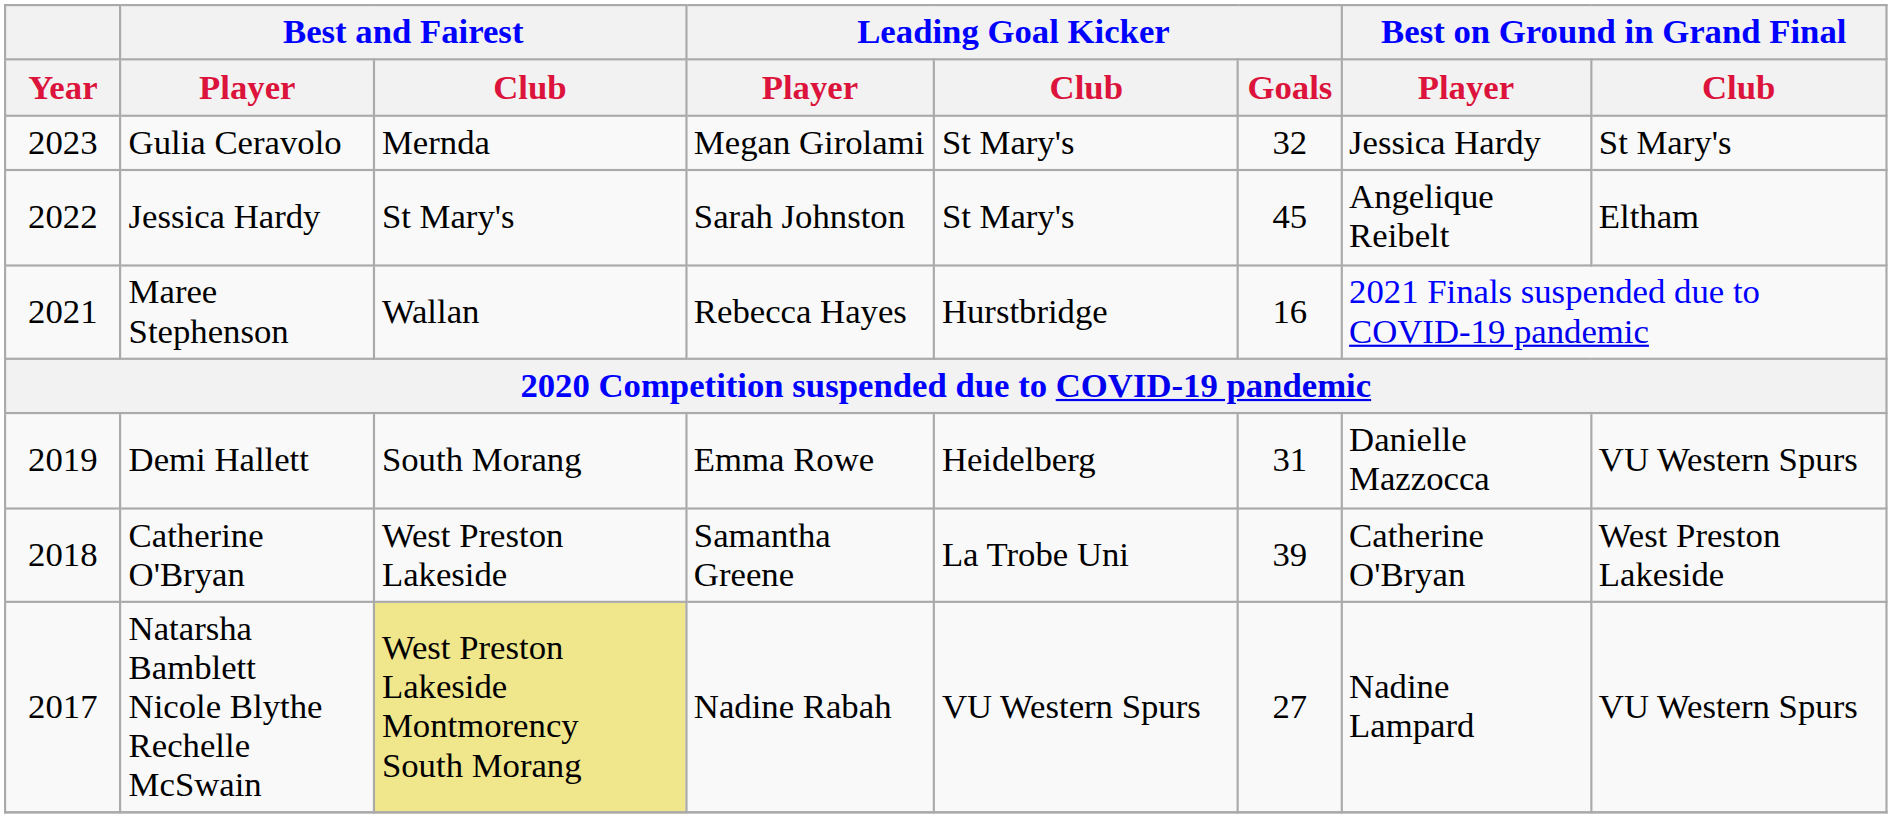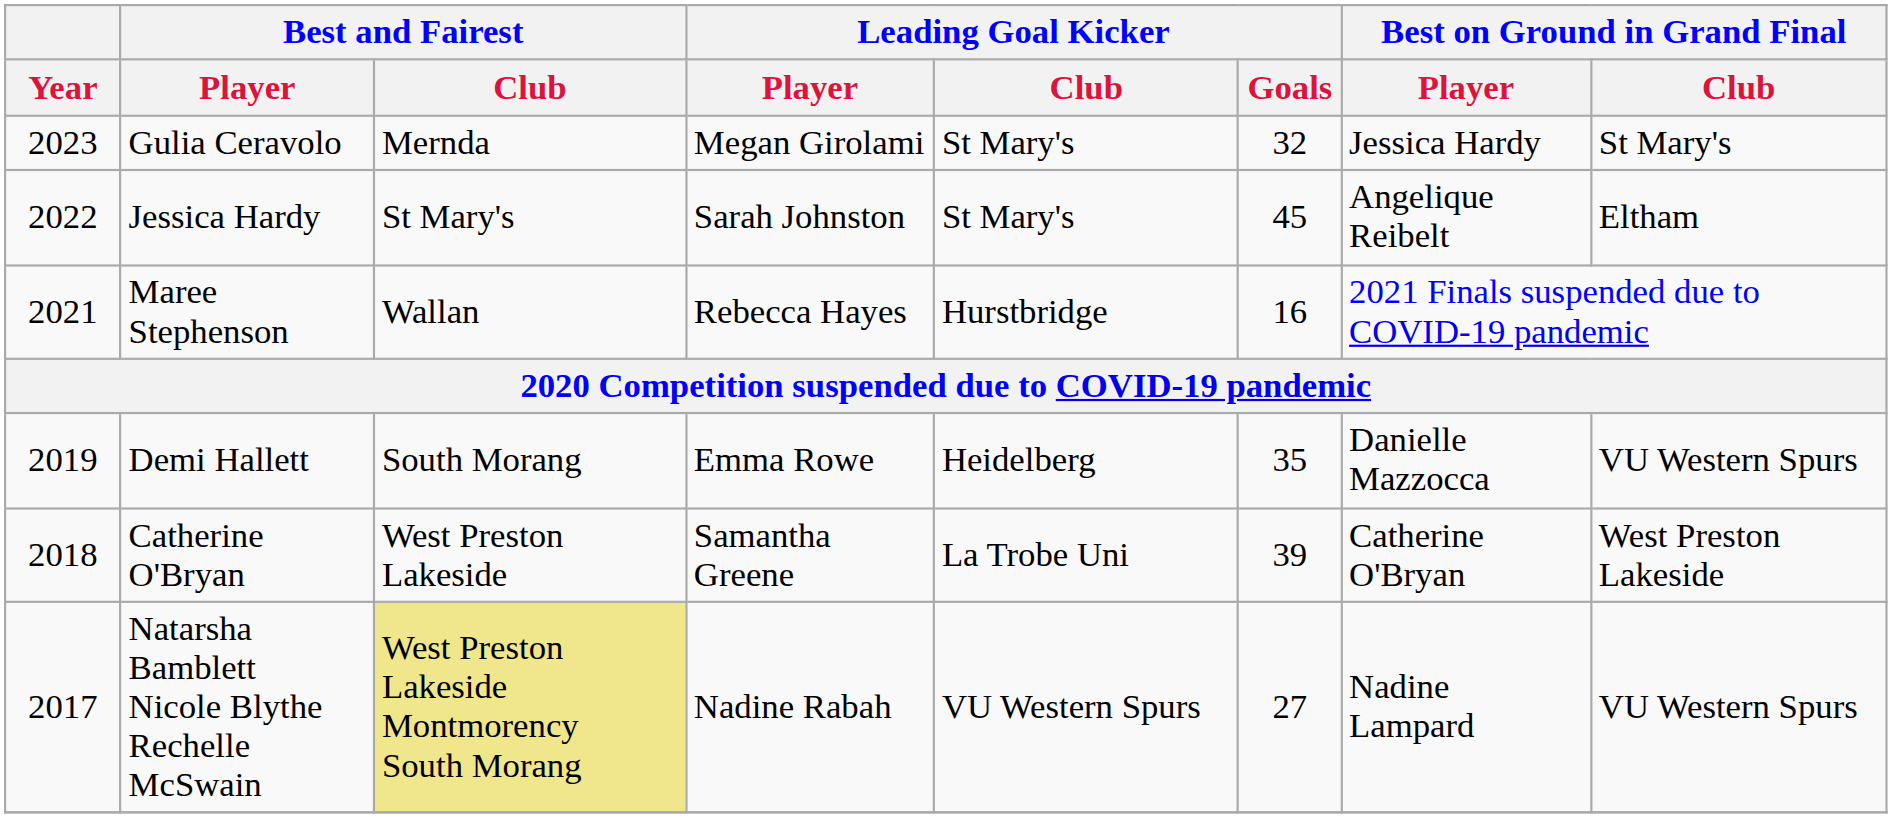(1290, 460) 31 -> (1290, 460) 35
